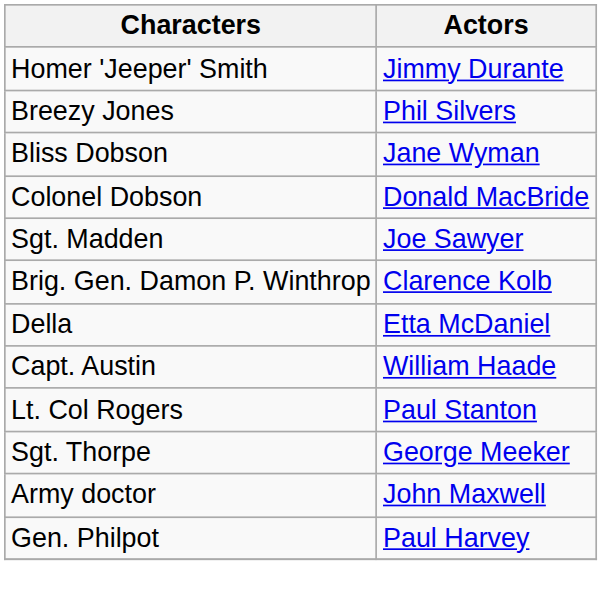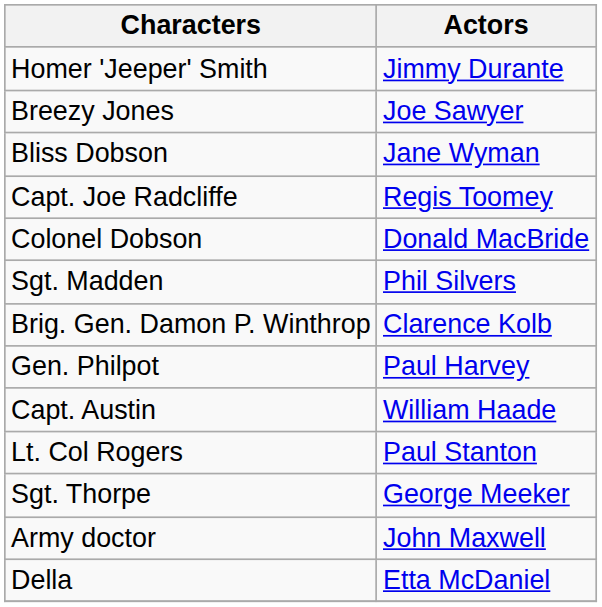(449, 111) Phil Silvers -> (453, 111) Joe Sawyer
+ row: (124, 196)
(453, 238) Joe Sawyer -> (449, 281) Phil Silvers
rows swapped: (85, 537) <-> (42, 324)
